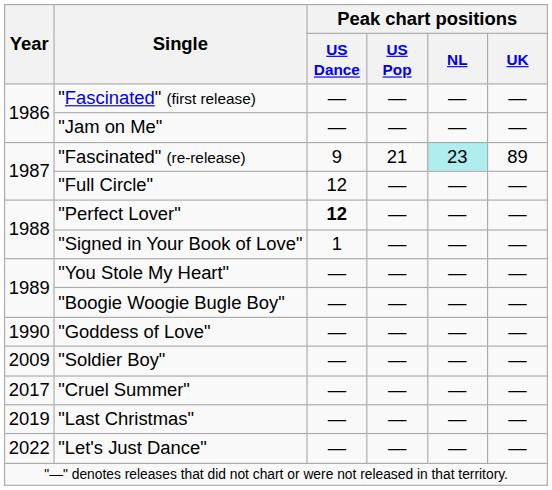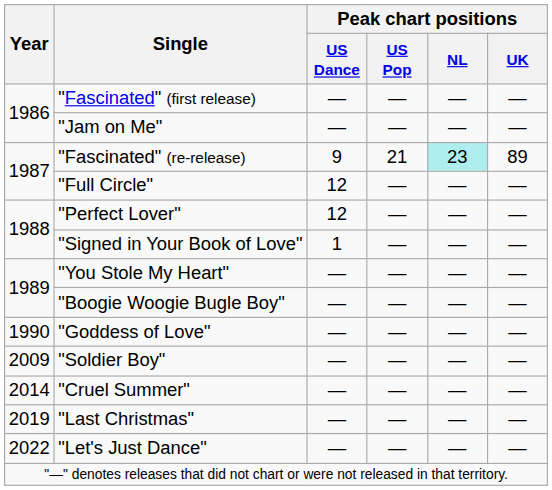(337, 214) bold -> (337, 214) normal
(29, 389) 2017 -> (29, 389) 2014
